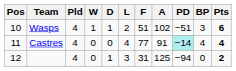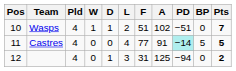(203, 27) 3 -> (203, 27) 0
(221, 27) 6 -> (221, 27) 7
(203, 43) 4 -> (203, 43) 5
(221, 43) 4 -> (221, 43) 5
